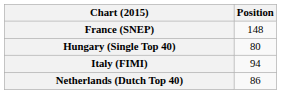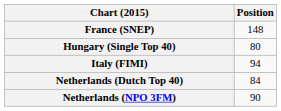(255, 81) 86 -> (255, 81) 84
+ row: (119, 98)
